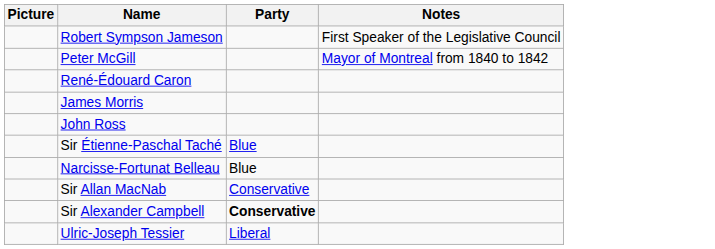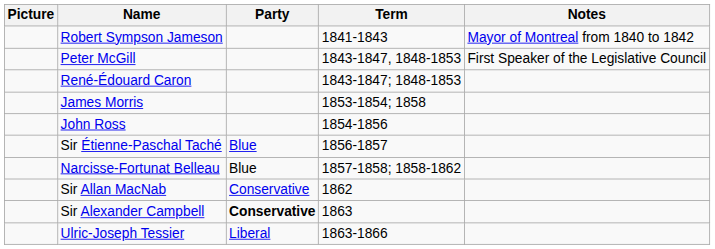+ column: (391, 15)
(441, 37) First Speaker of the Legislative Council -> (581, 37) Mayor of Montreal from 1840 to 1842
(435, 59) Mayor of Montreal from 1840 to 1842 -> (587, 59) First Speaker of the Legislative Council
